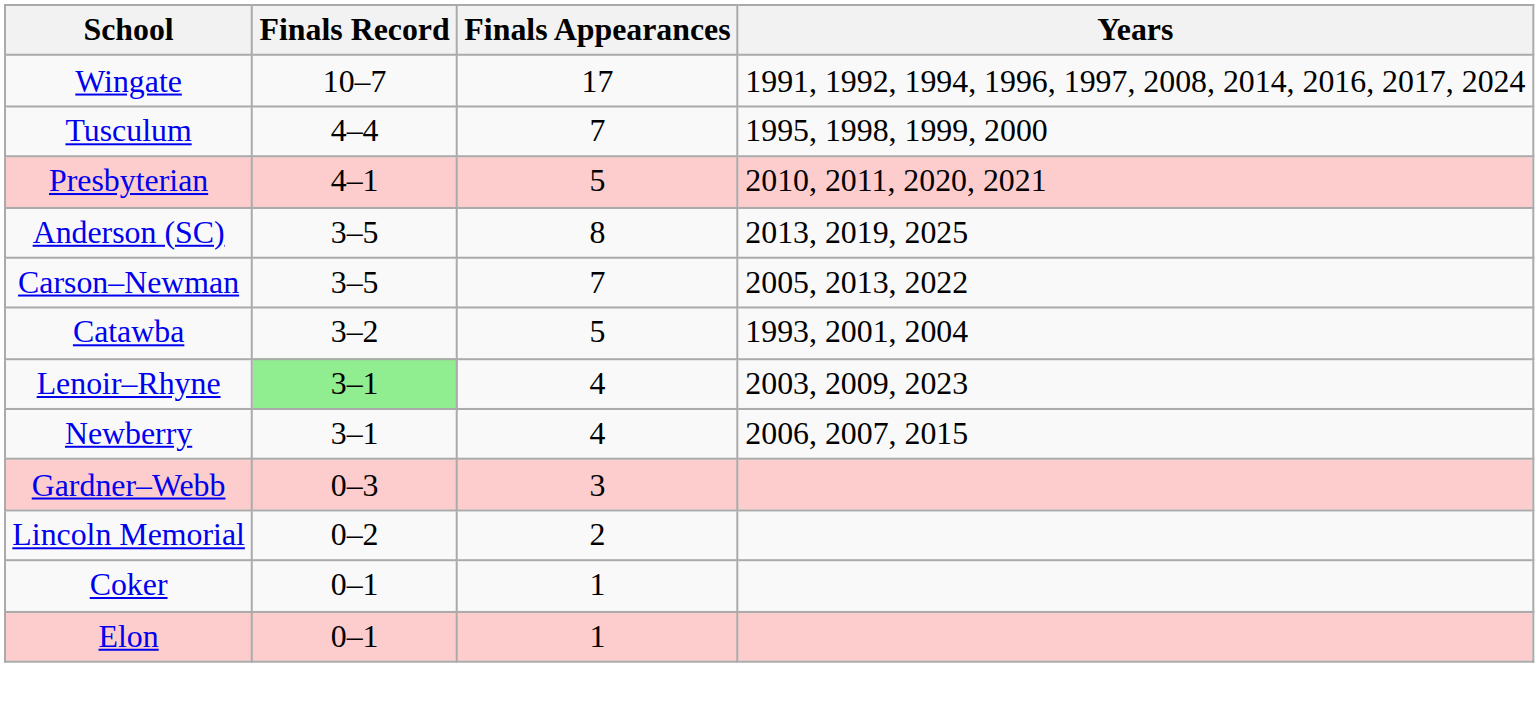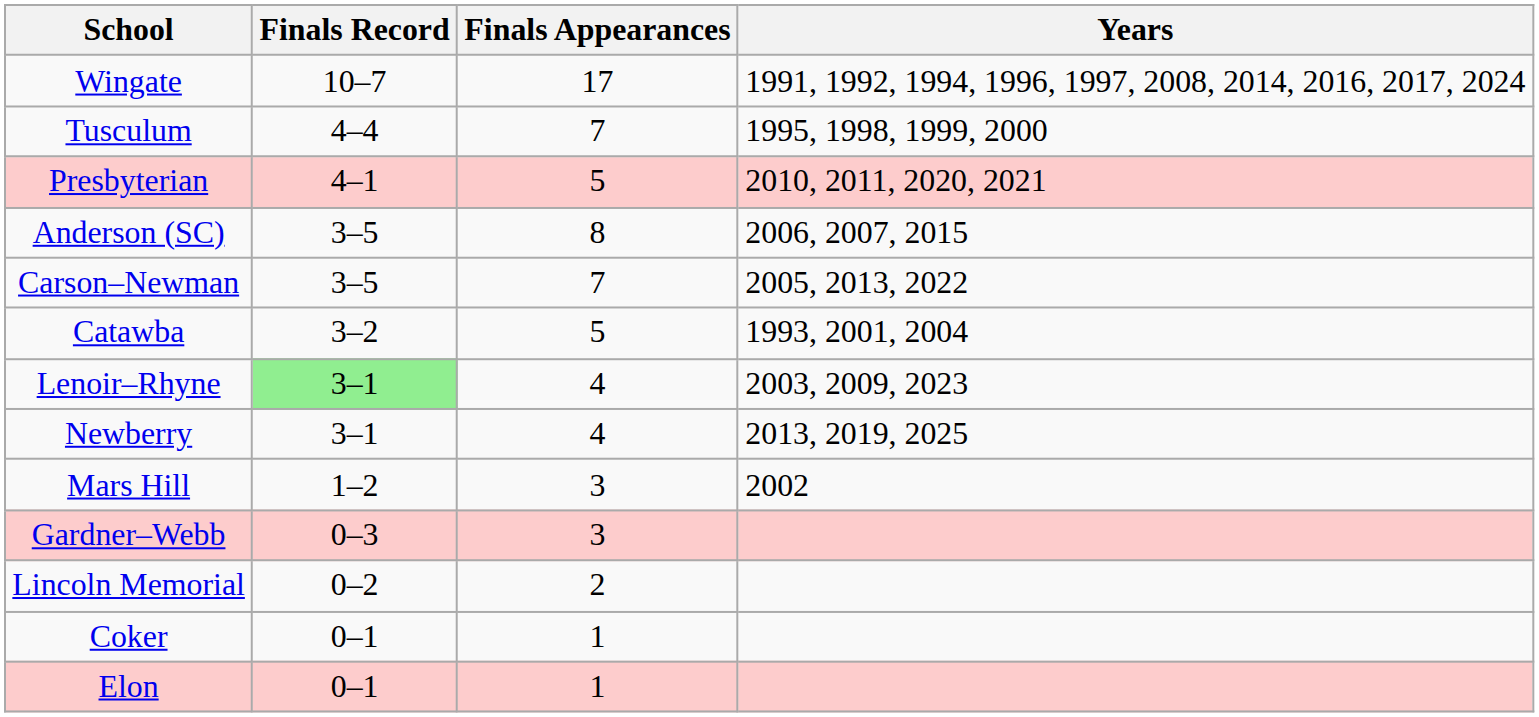(857, 231) 2013, 2019, 2025 -> (857, 231) 2006, 2007, 2015
(857, 433) 2006, 2007, 2015 -> (857, 433) 2013, 2019, 2025
+ row: (129, 484)
